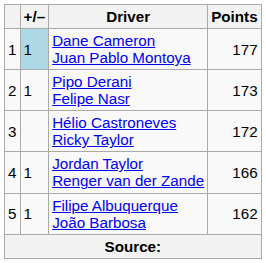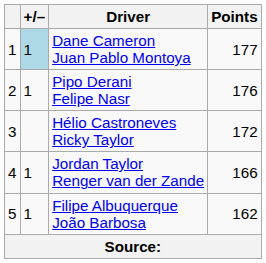(245, 90) 173 -> (245, 90) 176
